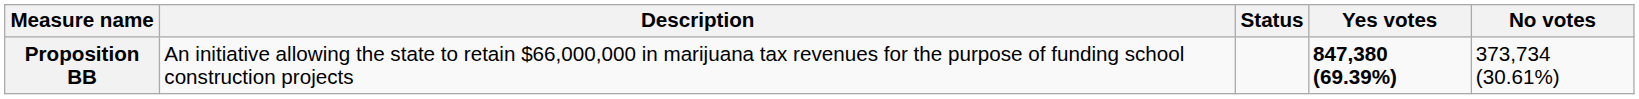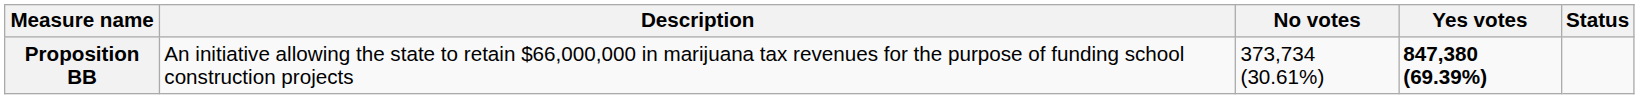columns swapped: (1272, 20) <-> (1553, 20)
